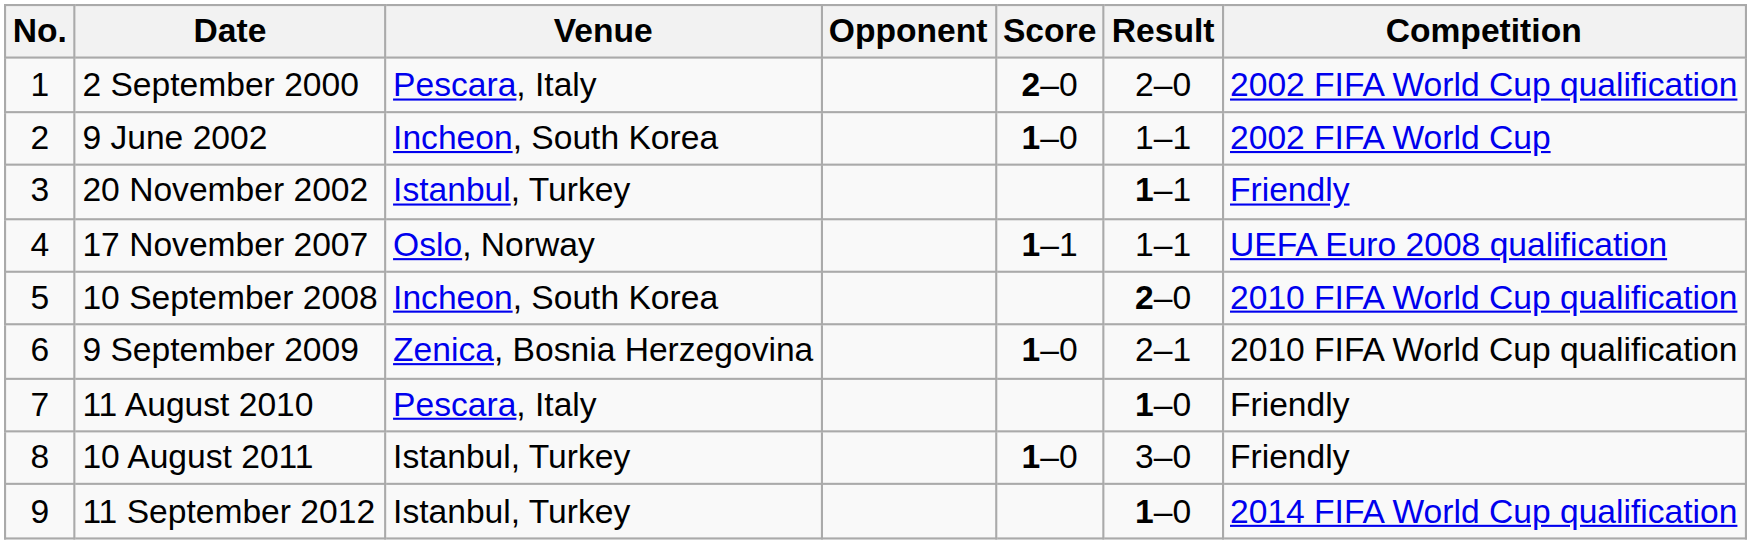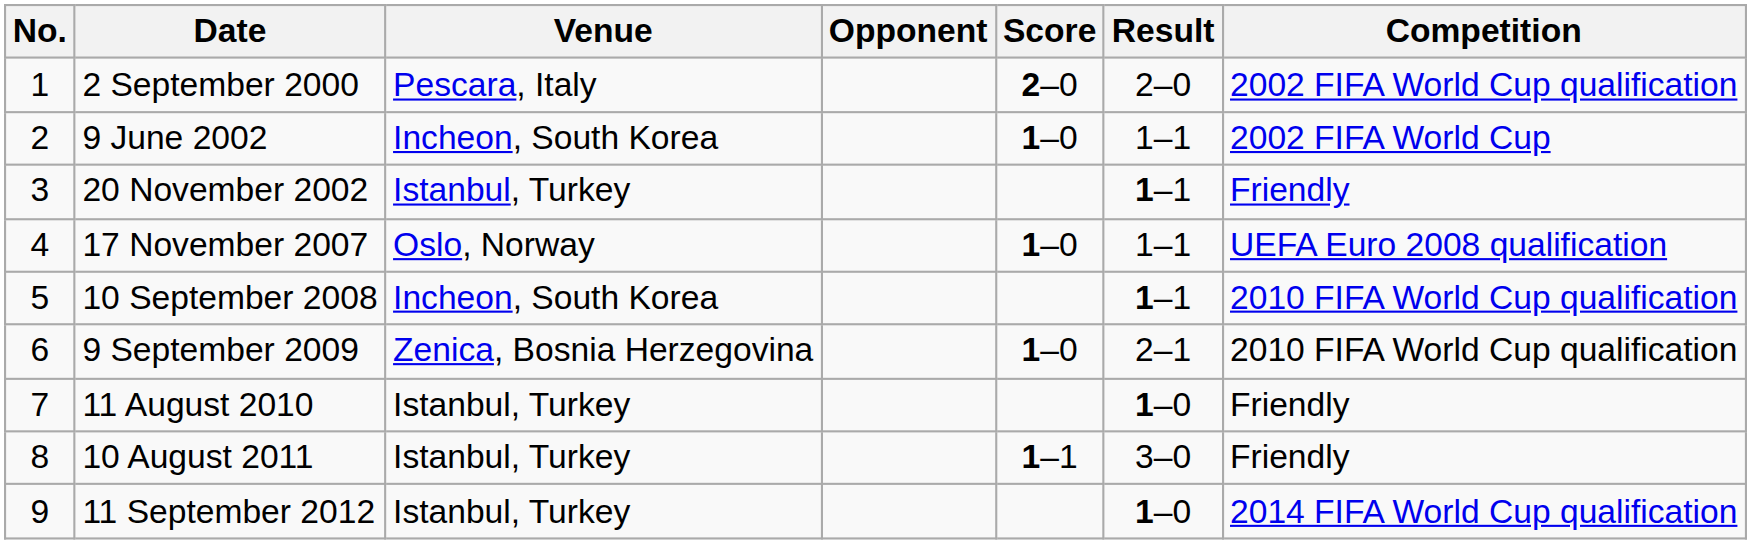(1050, 244) 1–1 -> (1050, 244) 1–0
(1163, 297) 2–0 -> (1163, 297) 1–1
(495, 404) Pescara, Italy -> (512, 404) Istanbul, Turkey
(1050, 457) 1–0 -> (1050, 457) 1–1
